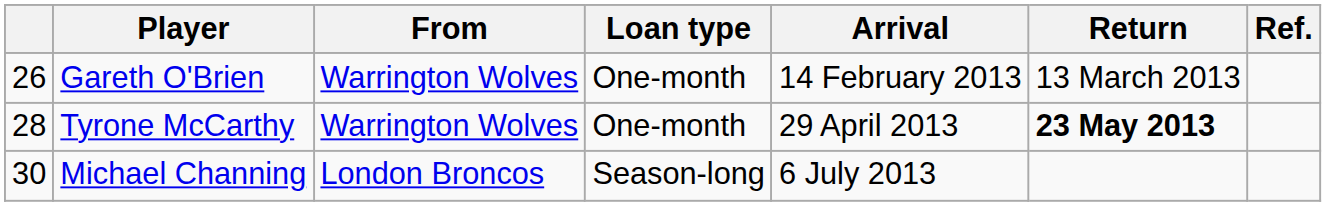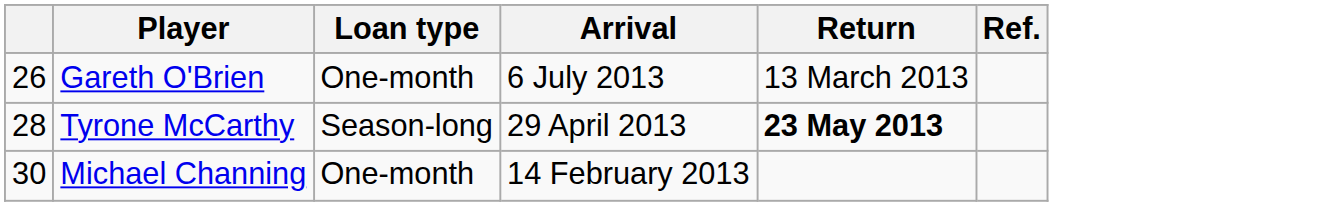- column: (449, 28)
(900, 77) 14 February 2013 -> (586, 77) 6 July 2013
(669, 126) One-month -> (407, 126) Season-long
(679, 175) Season-long -> (397, 175) One-month
(858, 175) 6 July 2013 -> (628, 175) 14 February 2013
